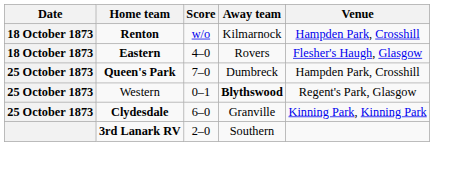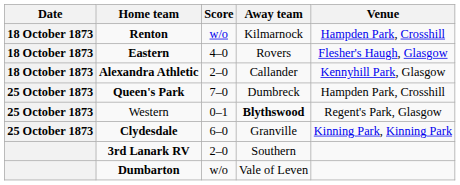+ row: (149, 72)
+ row: (149, 170)
